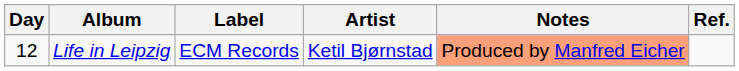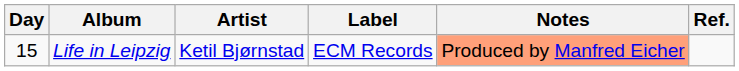columns swapped: (370, 19) <-> (239, 19)
(27, 50) 12 -> (27, 50) 15
